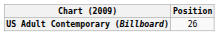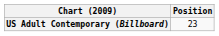(193, 24) 26 -> (193, 24) 23
